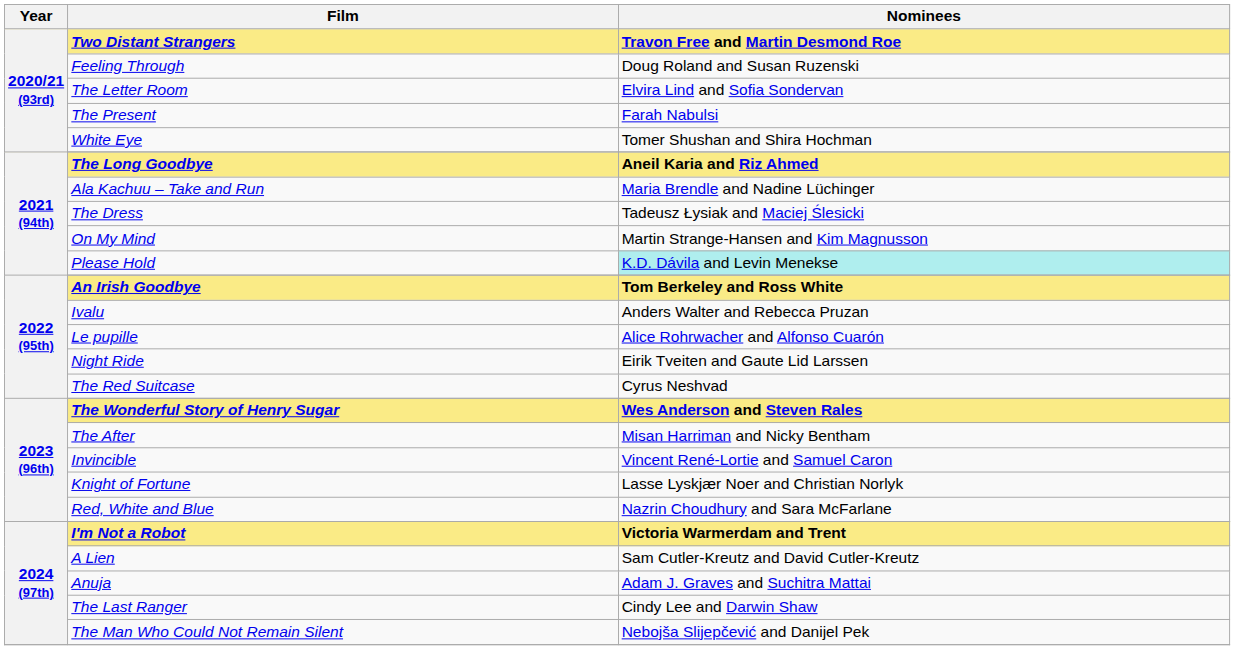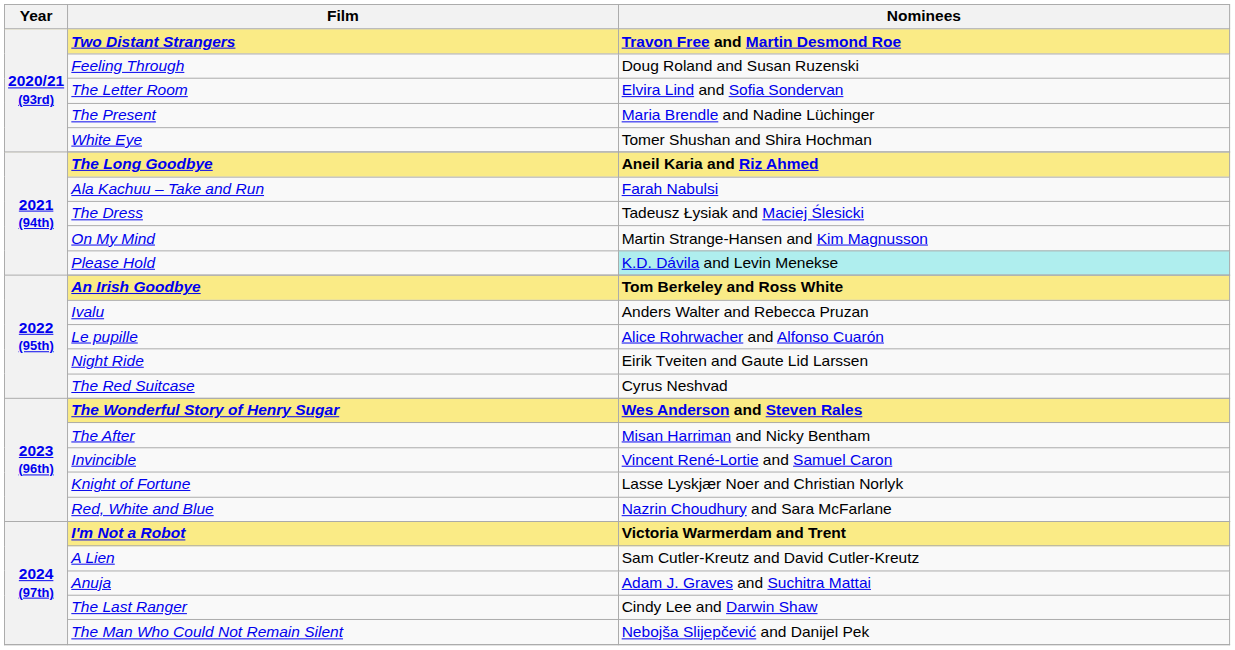(670, 115) Farah Nabulsi -> (748, 115) Maria Brendle and Nadine Lüchinger
(748, 189) Maria Brendle and Nadine Lüchinger -> (670, 189) Farah Nabulsi
